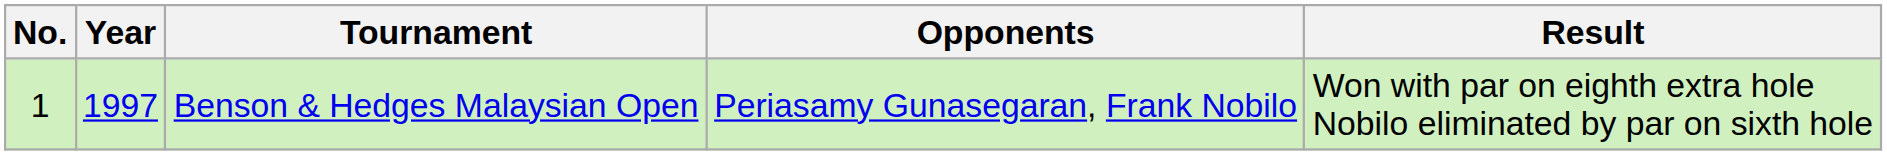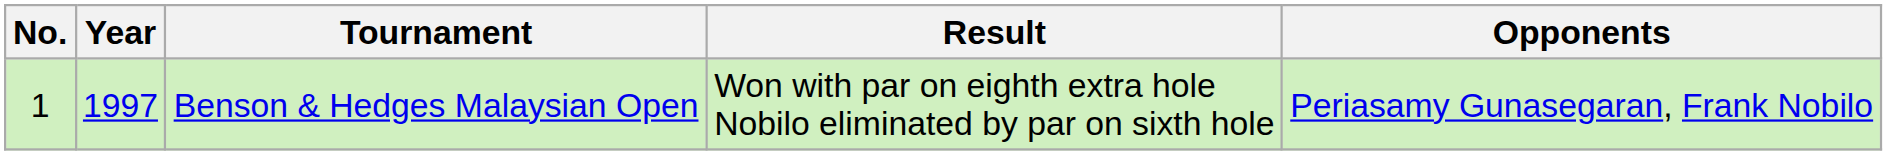columns swapped: (1006, 32) <-> (1593, 32)
